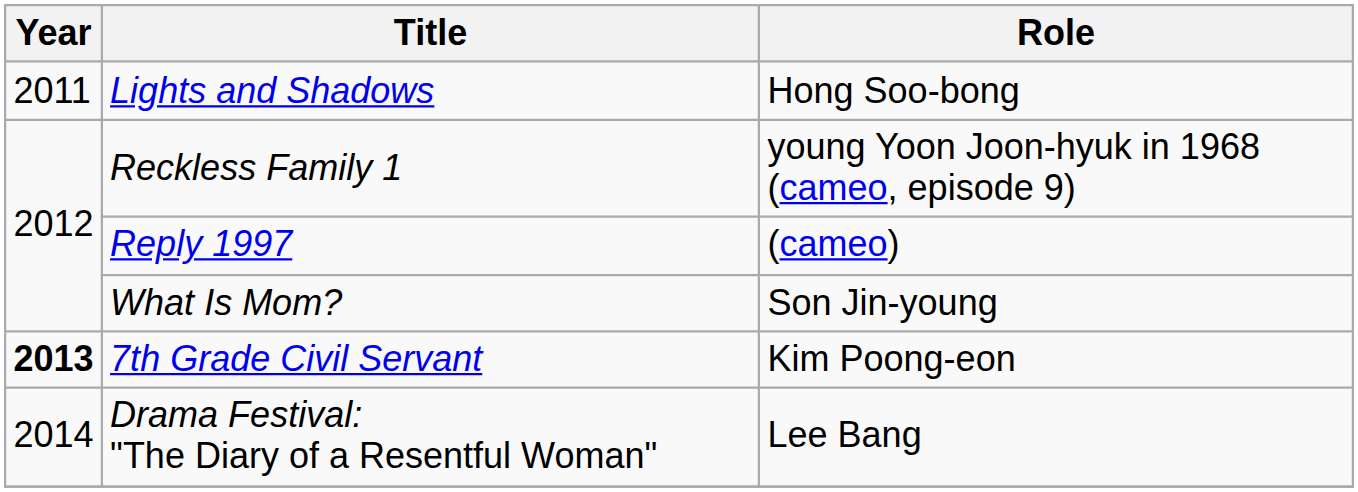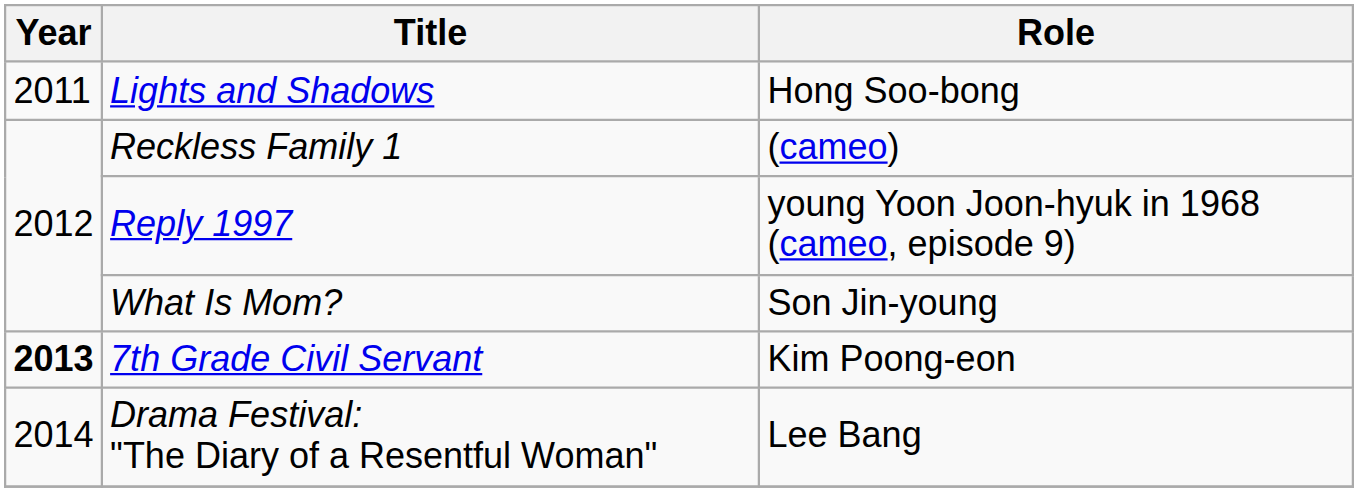(1014, 167) young Yoon Joon-hyuk in 1968 (cameo, episode 9) -> (834, 147) (cameo)
(834, 244) (cameo) -> (1014, 224) young Yoon Joon-hyuk in 1968 (cameo, episode 9)
